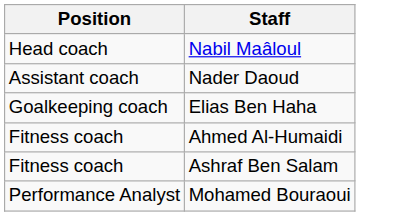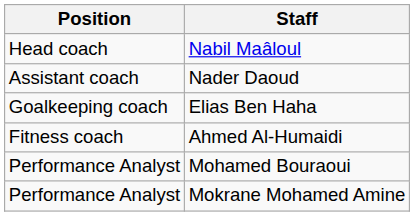- row: (263, 166)
+ row: (297, 195)
